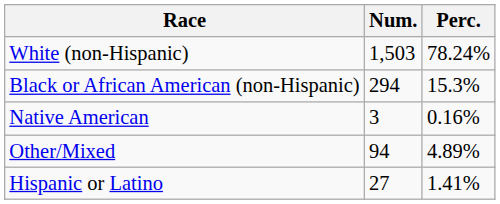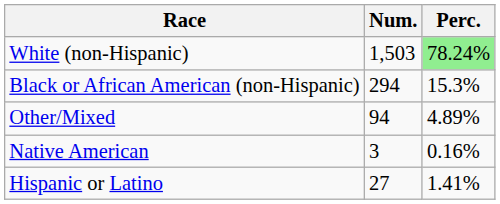(458, 53) no background -> (458, 53) lightgreen background
rows swapped: (79, 118) <-> (62, 150)
